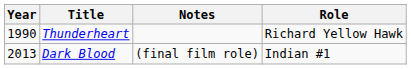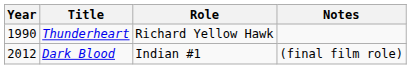columns swapped: (334, 14) <-> (197, 14)
(22, 54) 2013 -> (22, 54) 2012
